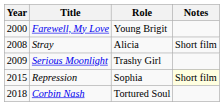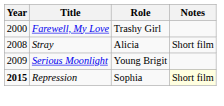(141, 28) Young Brigit -> (137, 28) Trashy Girl
(137, 61) Trashy Girl -> (141, 61) Young Brigit
(17, 77) normal -> (17, 77) bold
- row: (58, 93)
